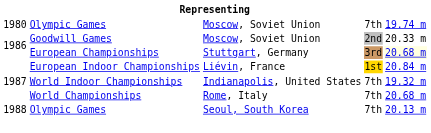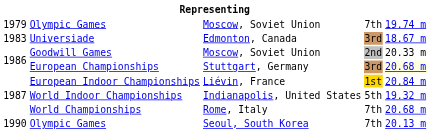(15, 24) 1980 -> (15, 24) 1979
+ row: (62, 38)
(373, 81) 7th -> (373, 95) 5th
(15, 110) 1988 -> (15, 124) 1990
